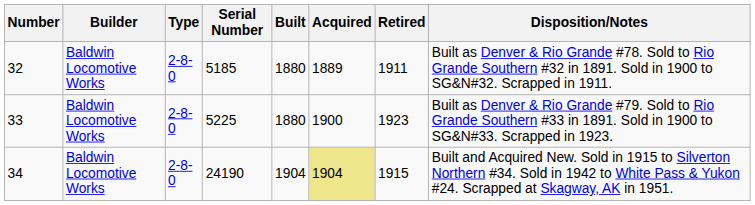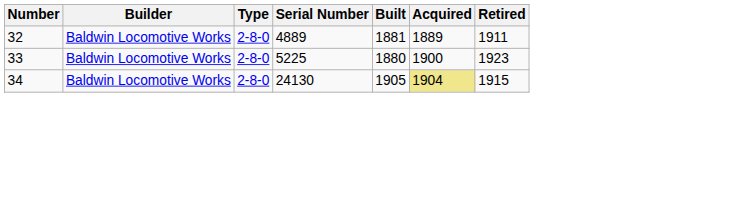- column: (589, 23)
(221, 68) 5185 -> (291, 37) 4889
(290, 68) 1880 -> (391, 37) 1881
(225, 173) 24190 -> (295, 80) 24130
(290, 173) 1904 -> (391, 80) 1905
